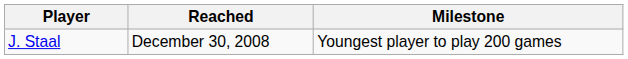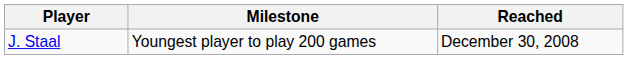columns swapped: (468, 16) <-> (221, 16)
